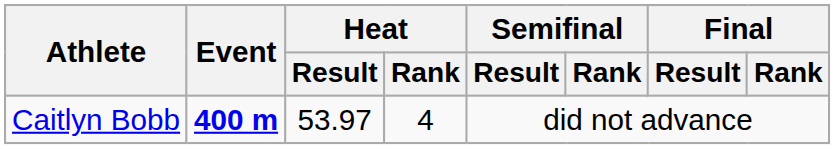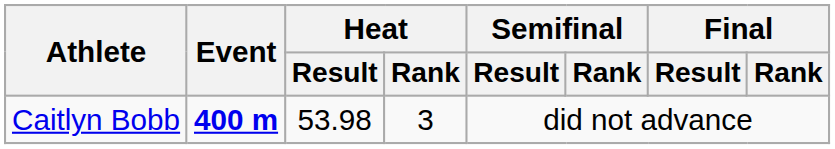(335, 120) 53.97 -> (335, 120) 53.98
(425, 120) 4 -> (425, 120) 3
